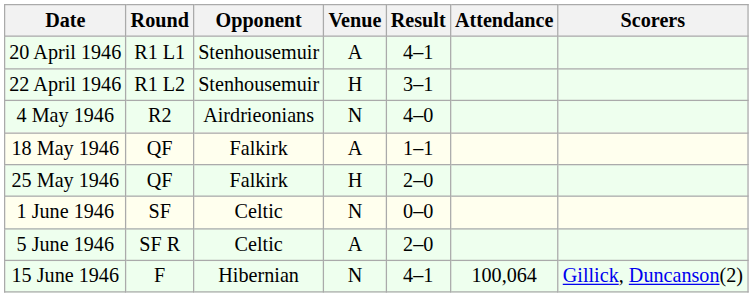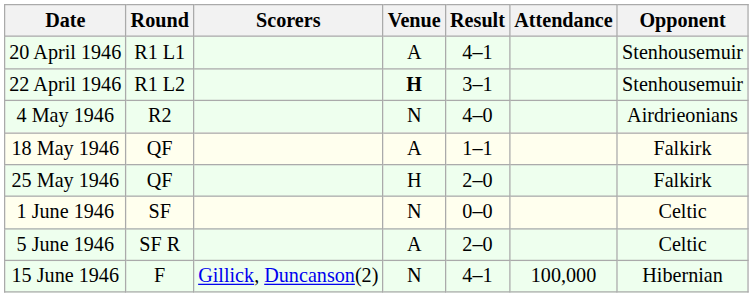columns swapped: (259, 20) <-> (653, 20)
(355, 84) normal -> (414, 84) bold
(504, 276) 100,064 -> (563, 276) 100,000
